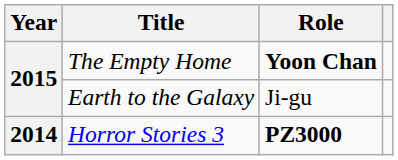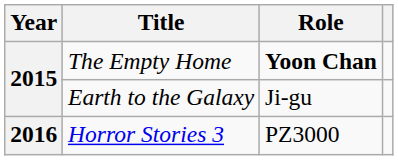(34, 135) 2014 -> (34, 135) 2016
(304, 135) bold -> (302, 135) normal
